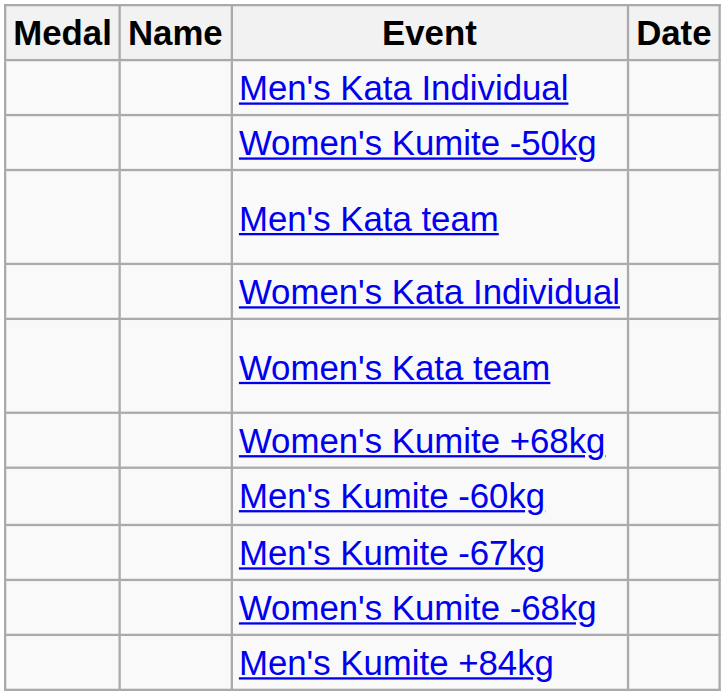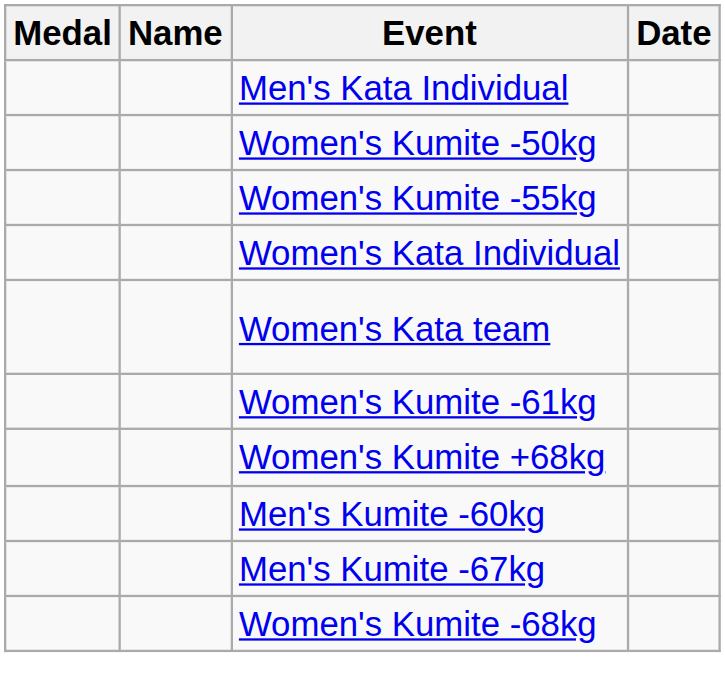+ row: (418, 198)
- row: (369, 218)
+ row: (418, 402)
- row: (396, 662)
